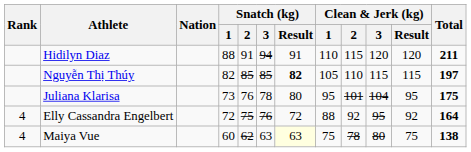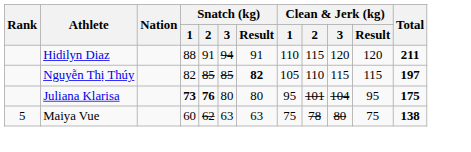(228, 95) normal -> (190, 95) bold
(247, 95) normal -> (208, 95) bold
(266, 95) 78 -> (227, 95) 80
- row: (108, 116)
(22, 136) 4 -> (22, 116) 5
(296, 136) lightyellow background -> (257, 116) no background
